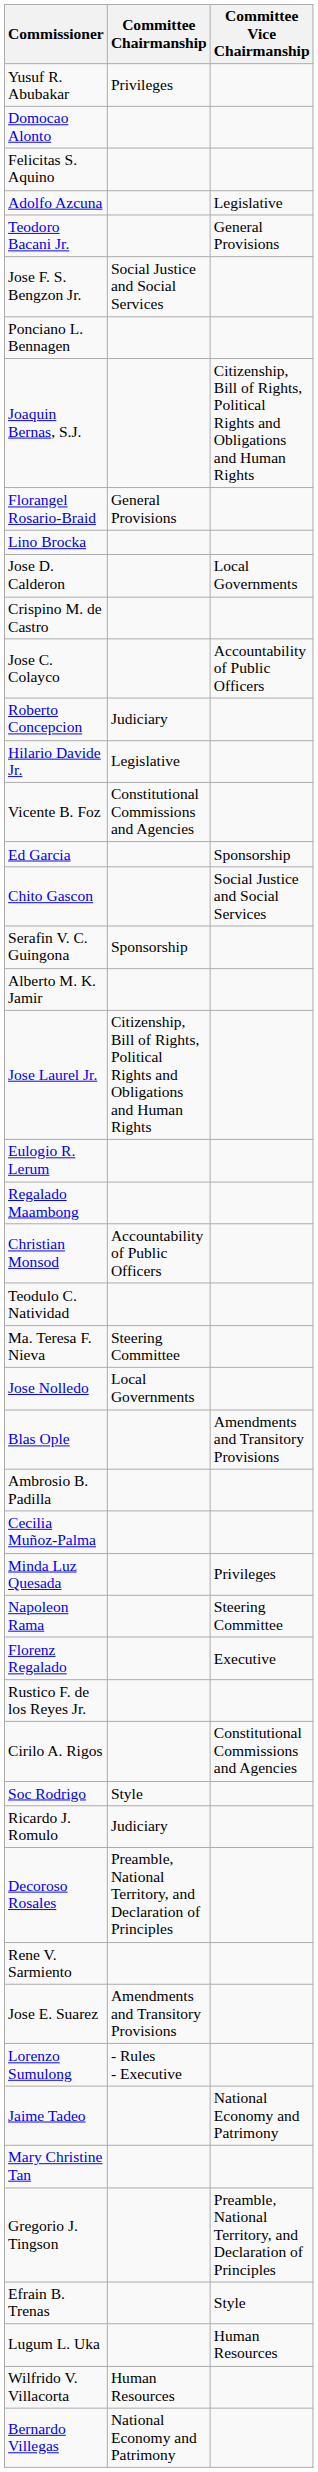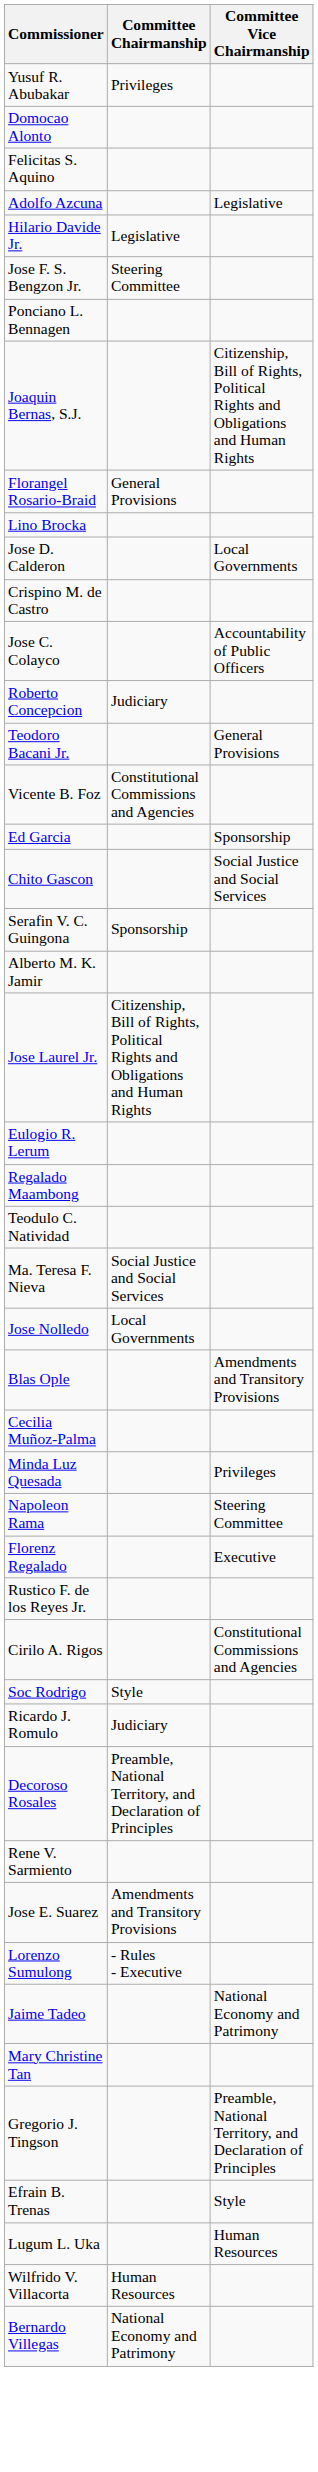rows swapped: (39, 235) <-> (54, 761)
(153, 286) Social Justice and Social Services -> (145, 277) Steering Committee
- row: (37, 1253)
(145, 1346) Steering Committee -> (153, 1278) Social Justice and Social Services
- row: (48, 1490)
